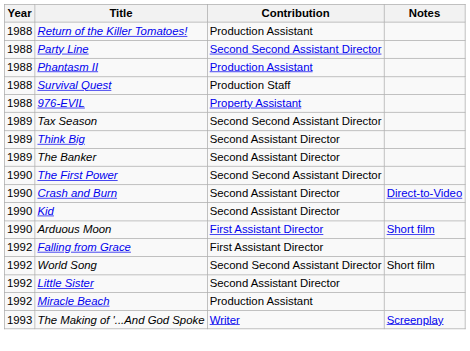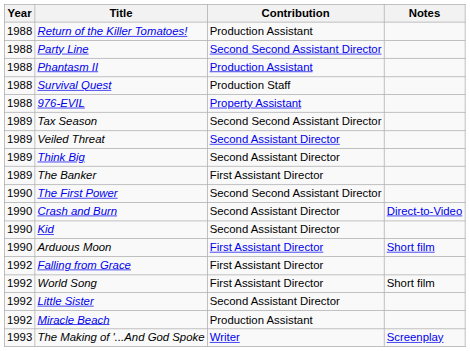+ row: (71, 139)
(275, 157) Second Assistant Director -> (267, 175) First Assistant Director
(296, 265) Second Second Assistant Director -> (267, 283) First Assistant Director
